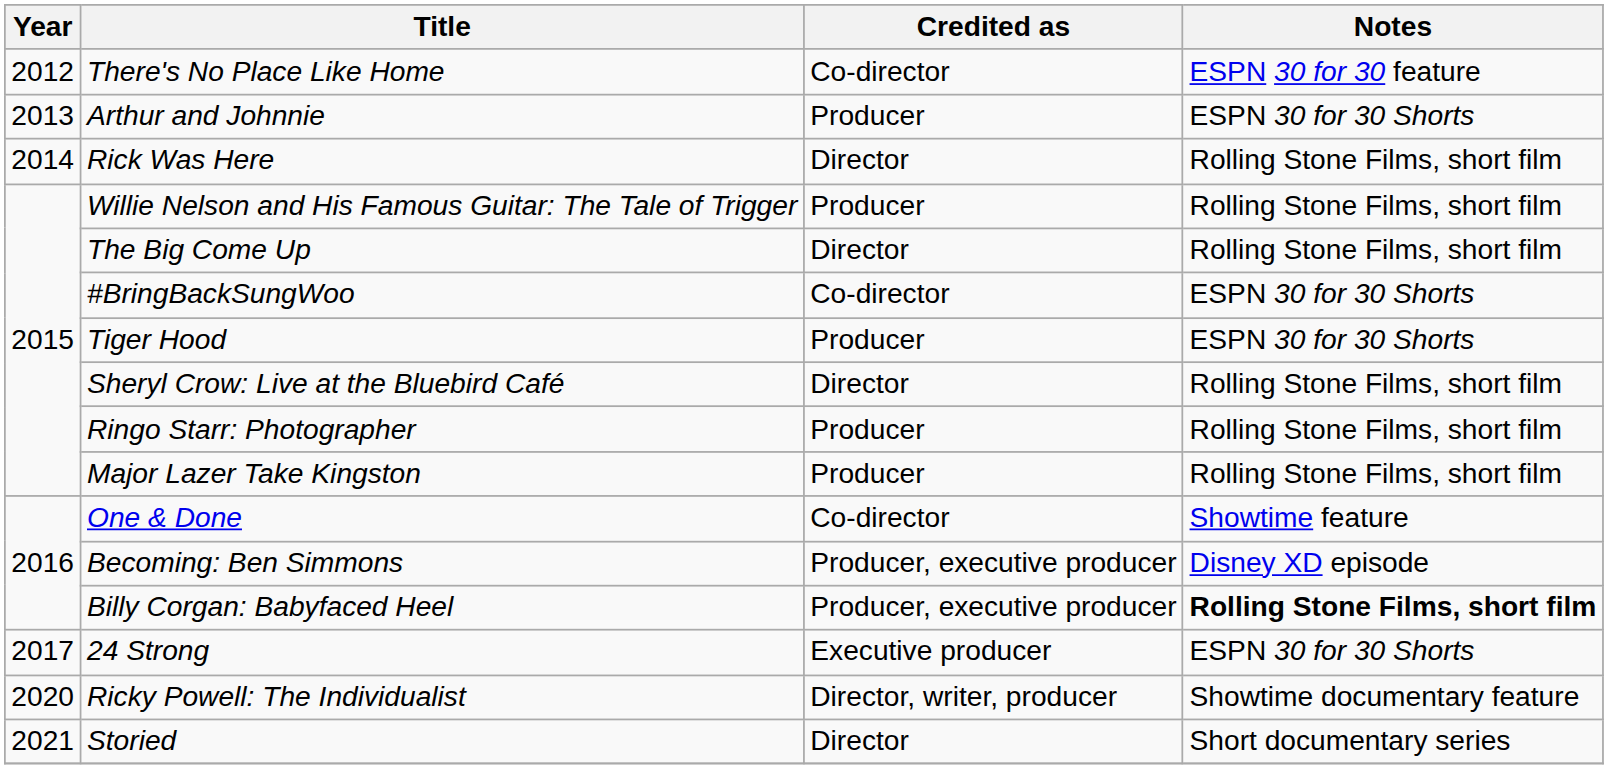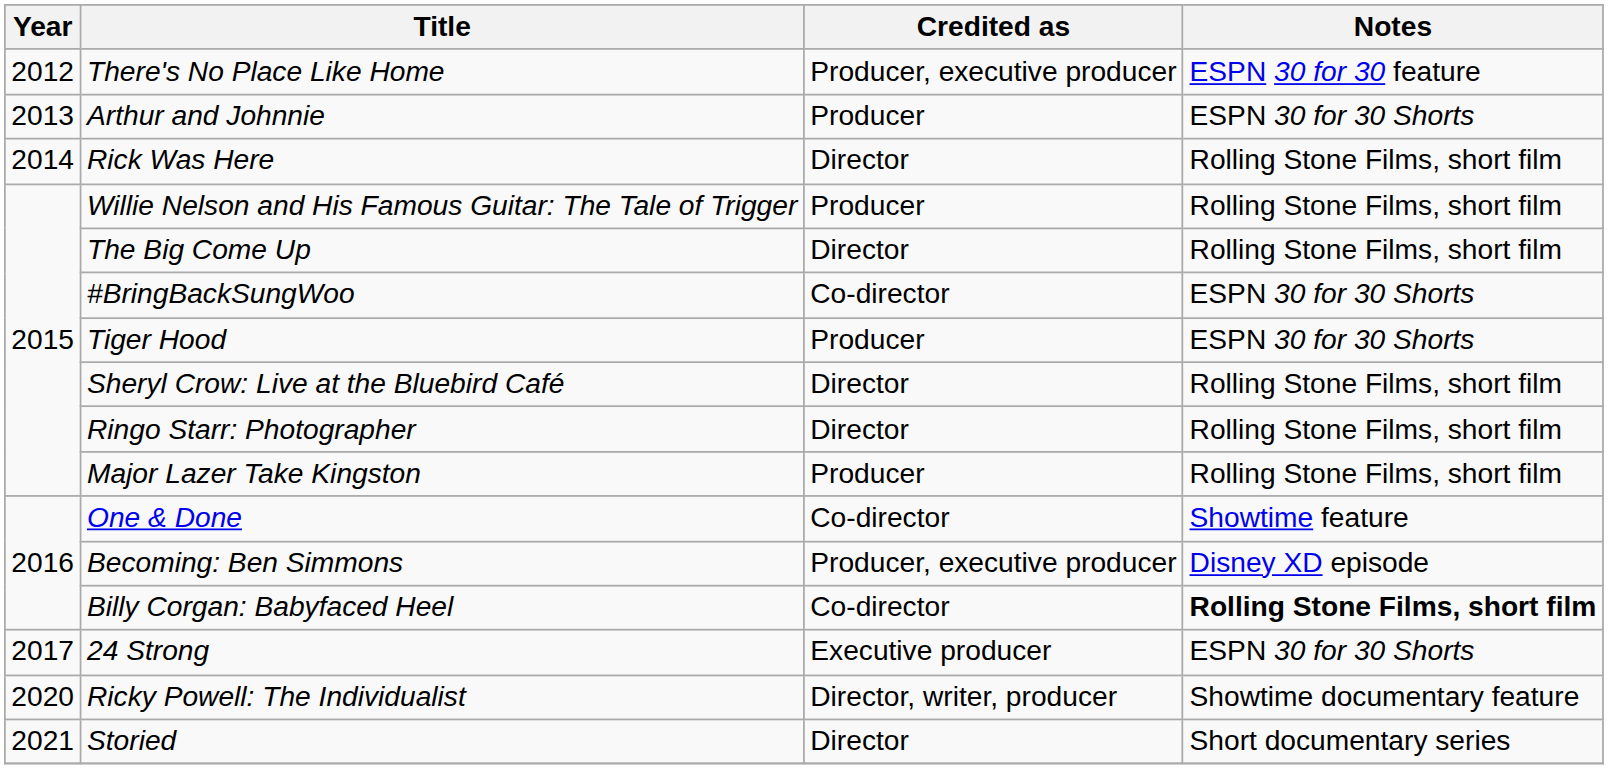(880, 71) Co-director -> (993, 71) Producer, executive producer
(867, 428) Producer -> (860, 428) Director
(993, 607) Producer, executive producer -> (880, 607) Co-director
